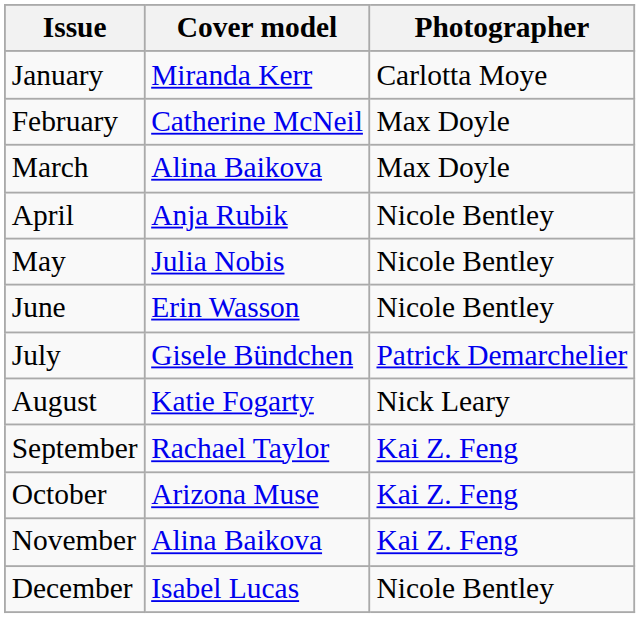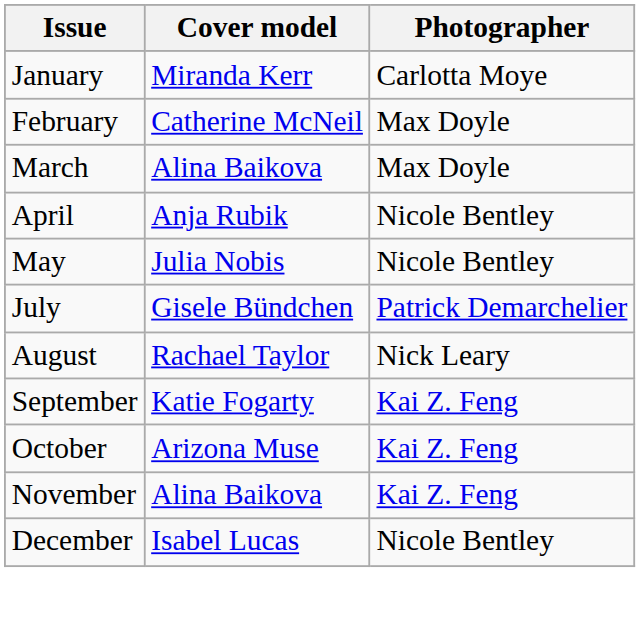- row: (39, 307)
(233, 401) Katie Fogarty -> (240, 354) Rachael Taylor
(240, 448) Rachael Taylor -> (233, 401) Katie Fogarty
